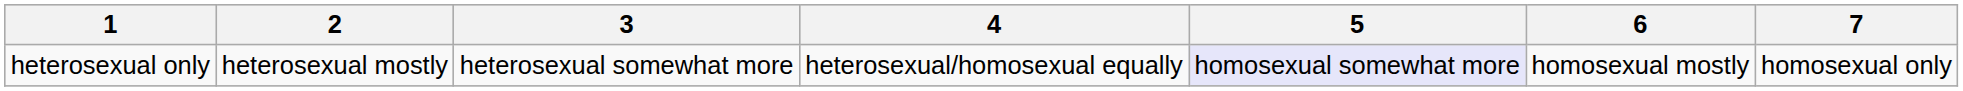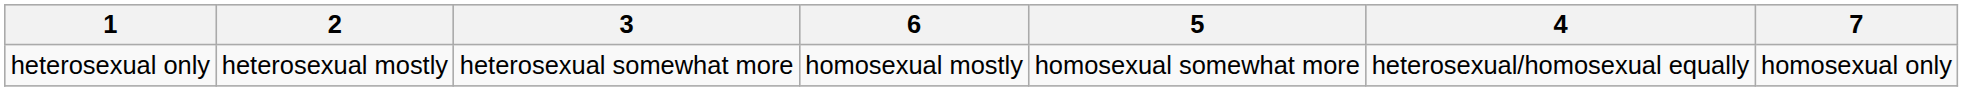columns swapped: (994, 24) <-> (1640, 24)
(1357, 65) lavender background -> (1197, 65) no background
